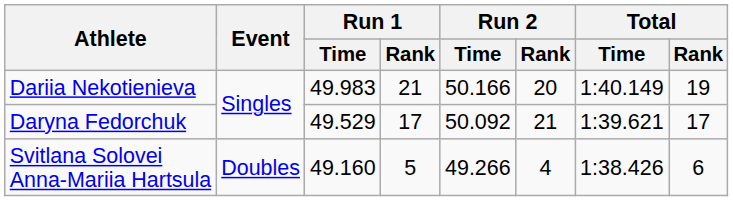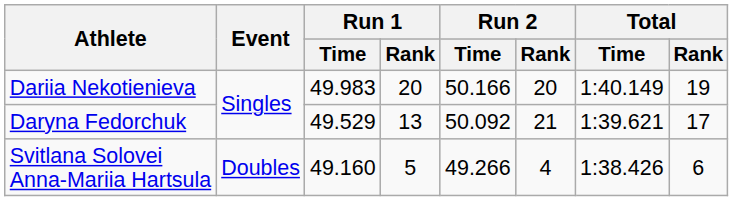(410, 88) 21 -> (410, 88) 20
(410, 122) 17 -> (410, 122) 13
